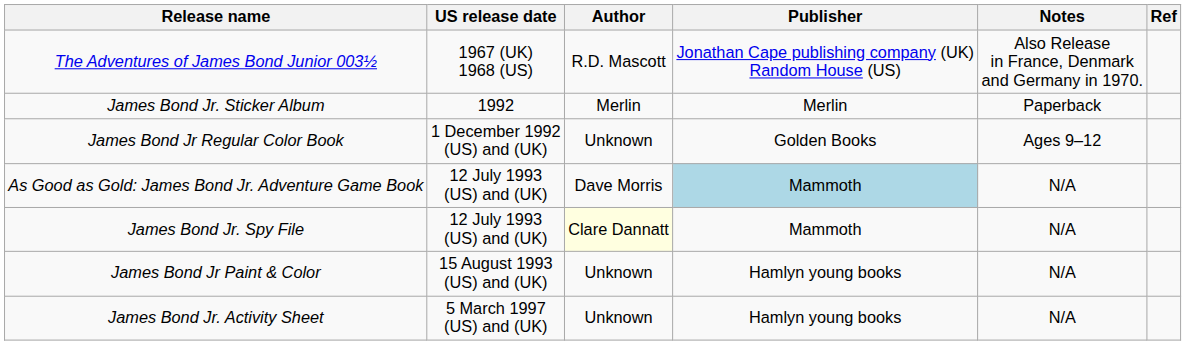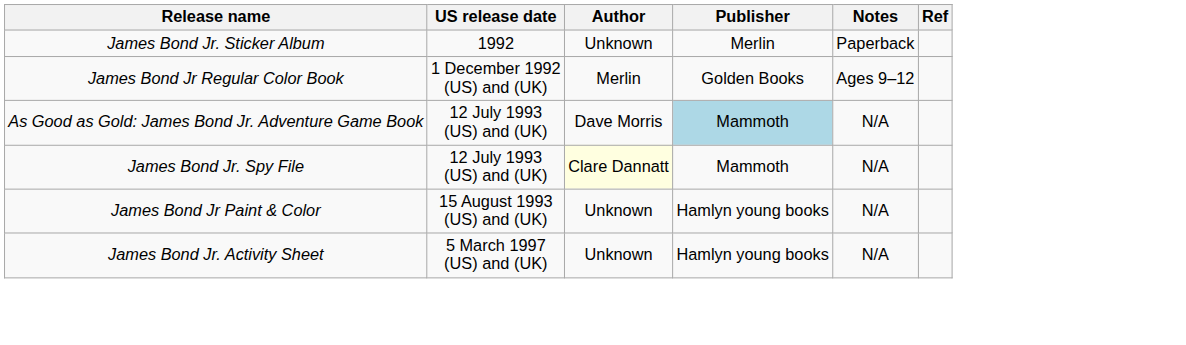- row: (216, 61)
(619, 105) Merlin -> (619, 43) Unknown
(619, 140) Unknown -> (619, 78) Merlin
